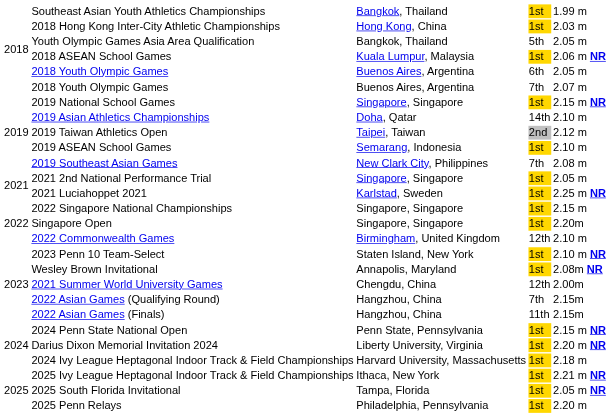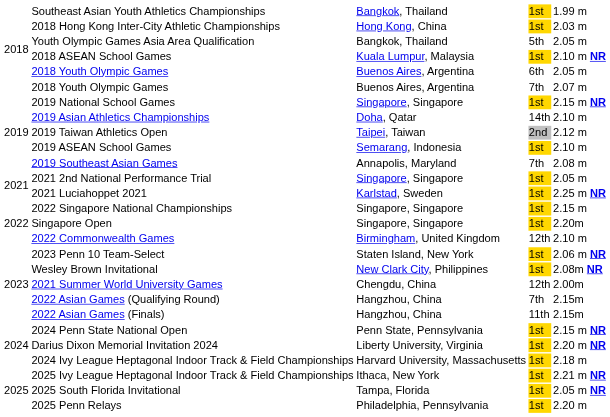(579, 56) 2.06 m NR -> (579, 56) 2.10 m NR
(422, 163) New Clark City, Philippines -> (406, 163) Annapolis, Maryland
(579, 254) 2.10 m NR -> (579, 254) 2.06 m NR
(406, 269) Annapolis, Maryland -> (422, 269) New Clark City, Philippines
